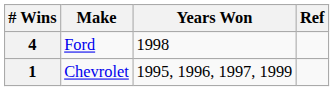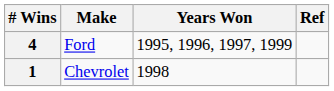(153, 45) 1998 -> (214, 45) 1995, 1996, 1997, 1999
(214, 72) 1995, 1996, 1997, 1999 -> (153, 72) 1998
